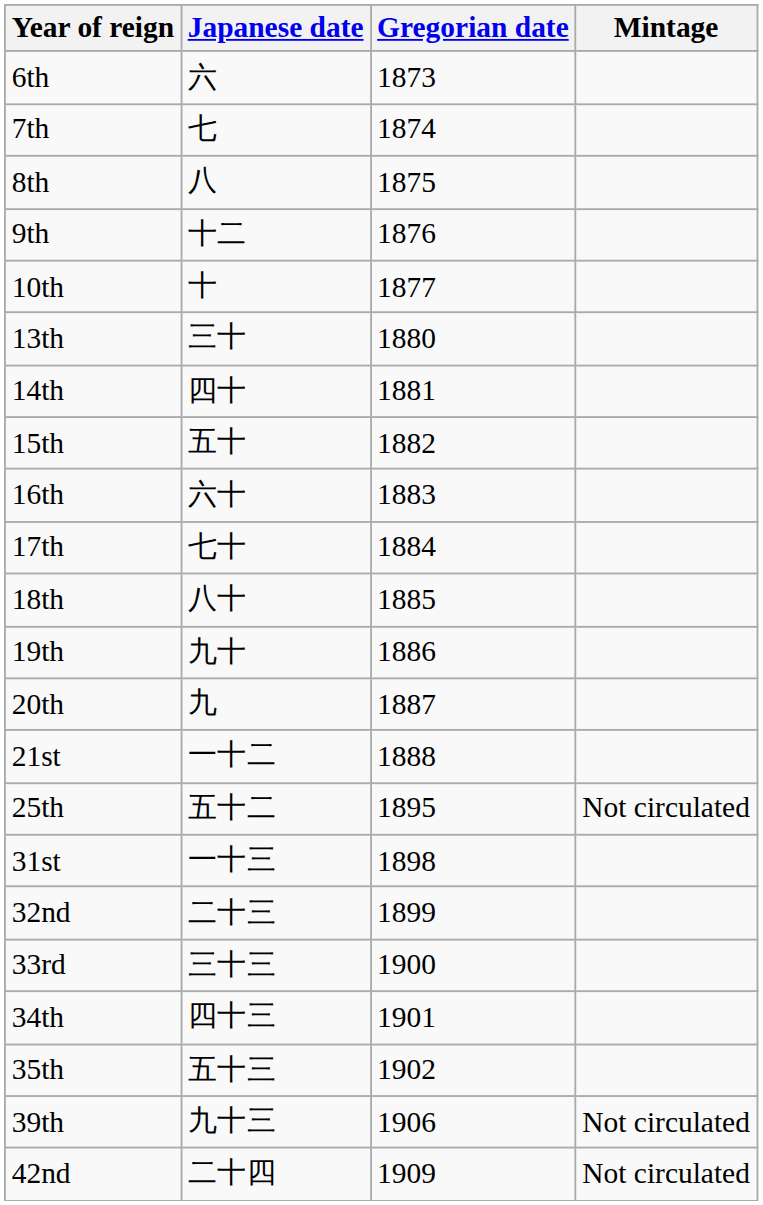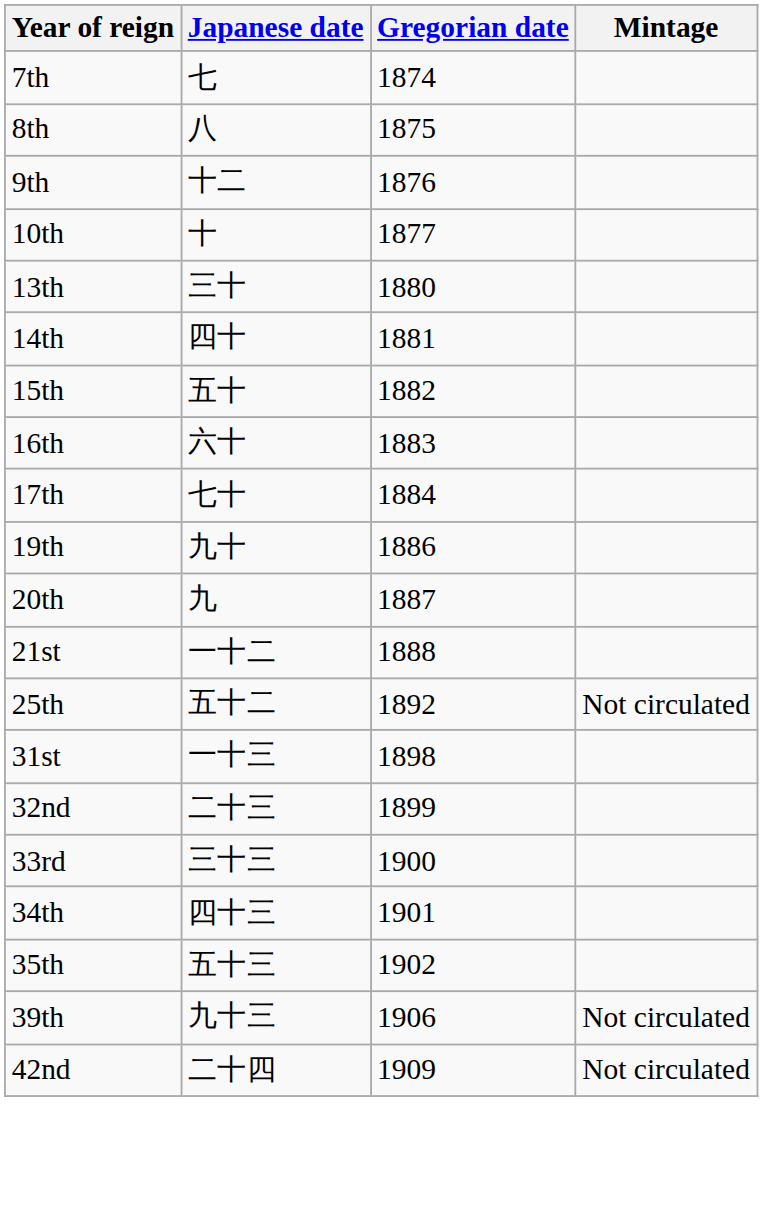- row: (31, 77)
- row: (38, 599)
(407, 808) 1895 -> (407, 703) 1892
